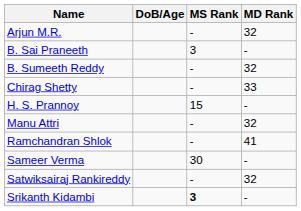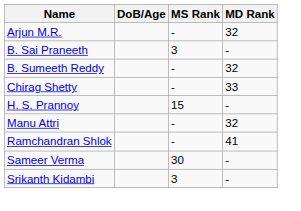- row: (69, 178)
(193, 197) bold -> (174, 178) normal
